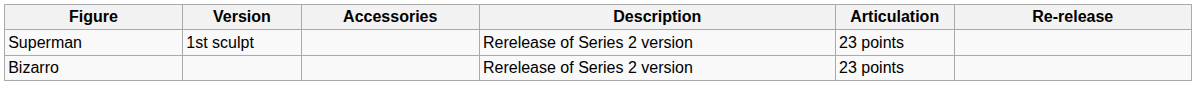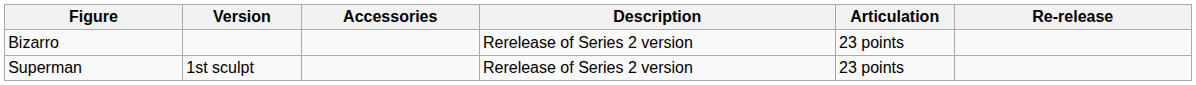rows swapped: (34, 67) <-> (45, 42)
